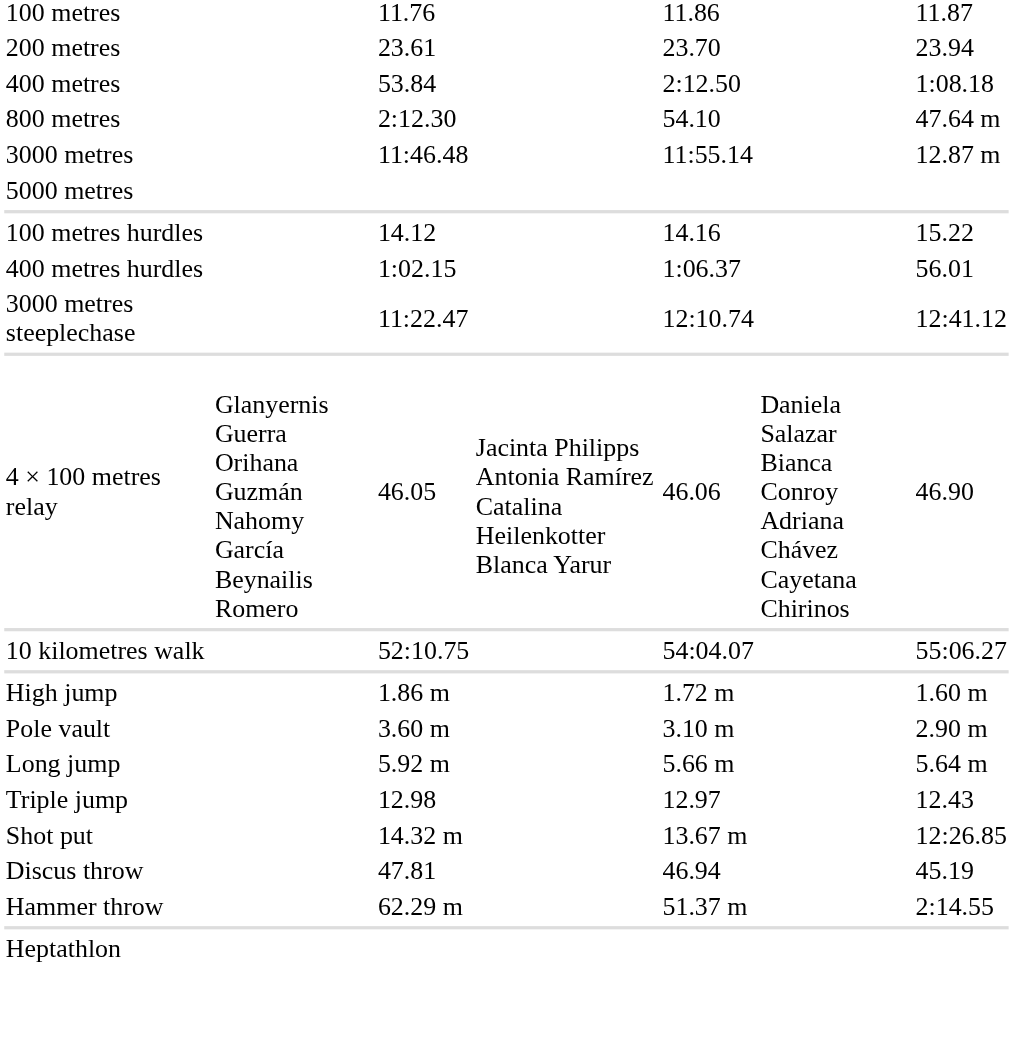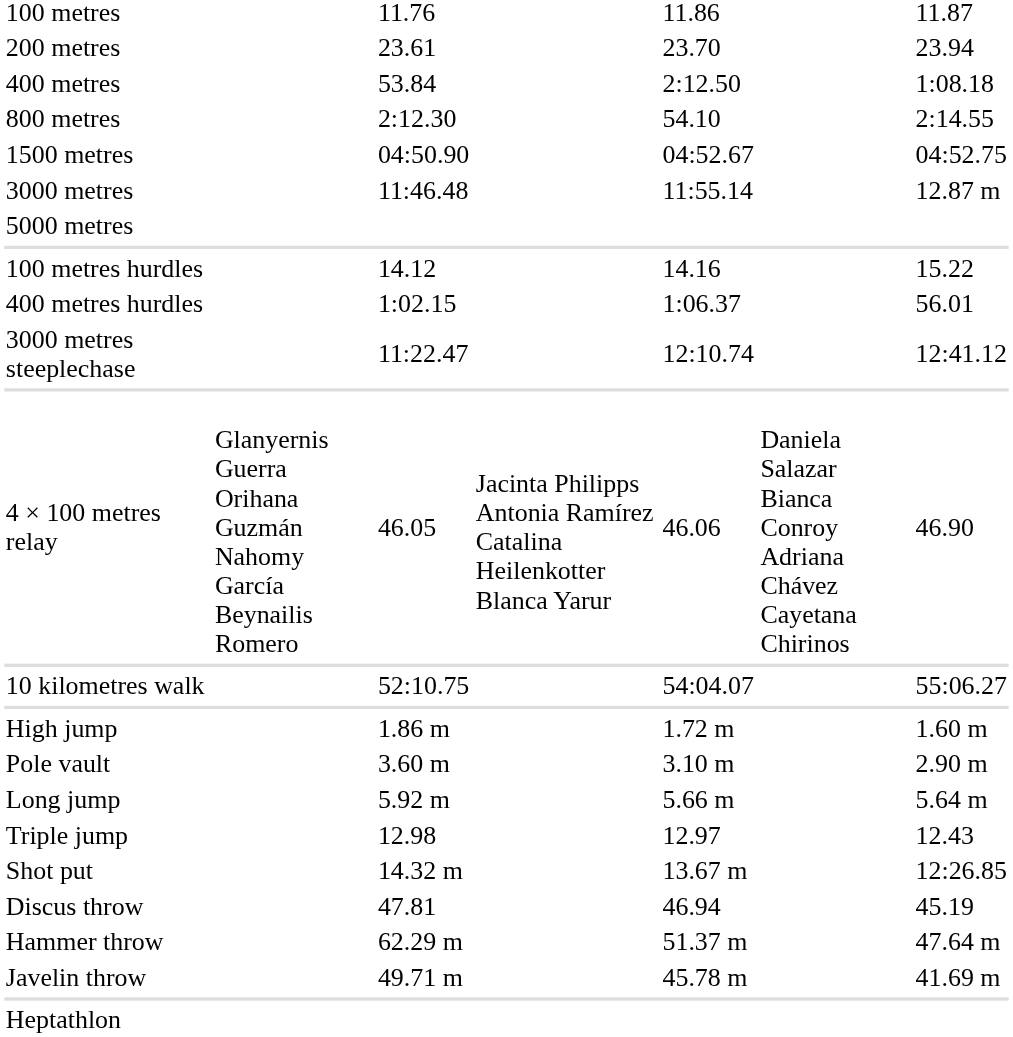(958, 119) 47.64 m -> (955, 119) 2:14.55
+ row: (70, 154)
(955, 906) 2:14.55 -> (958, 942) 47.64 m
+ row: (76, 977)
